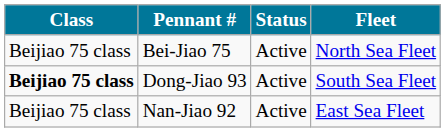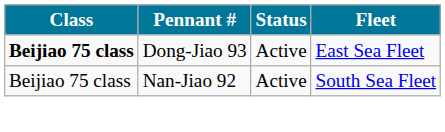- row: (187, 50)
(376, 80) South Sea Fleet -> (370, 50) East Sea Fleet
(370, 111) East Sea Fleet -> (376, 80) South Sea Fleet
